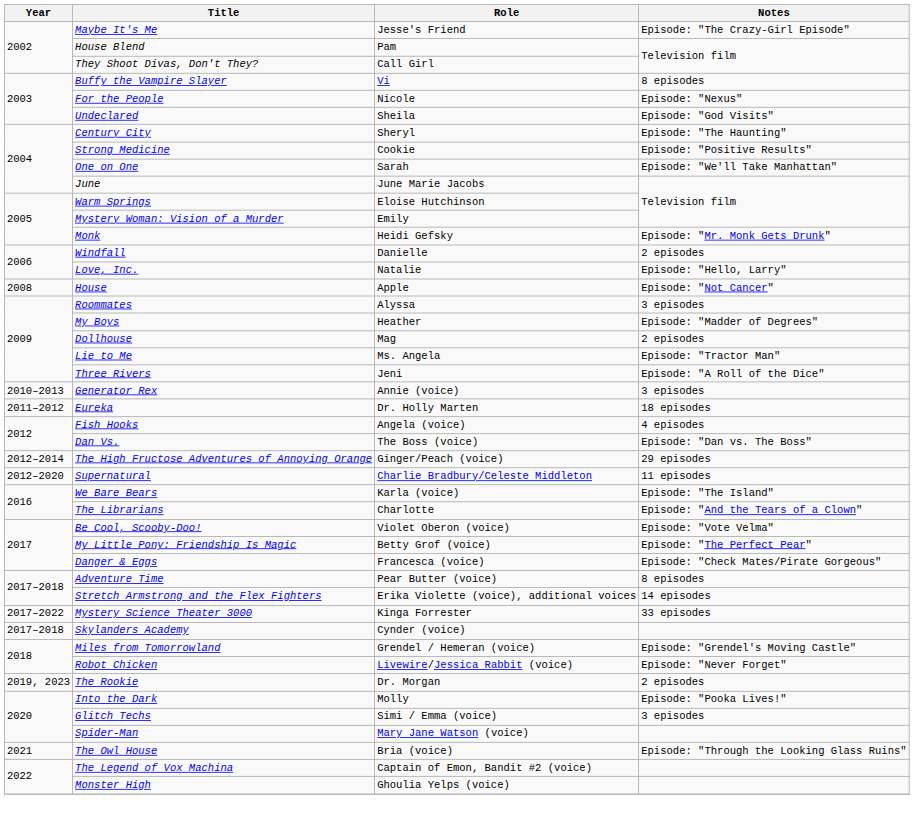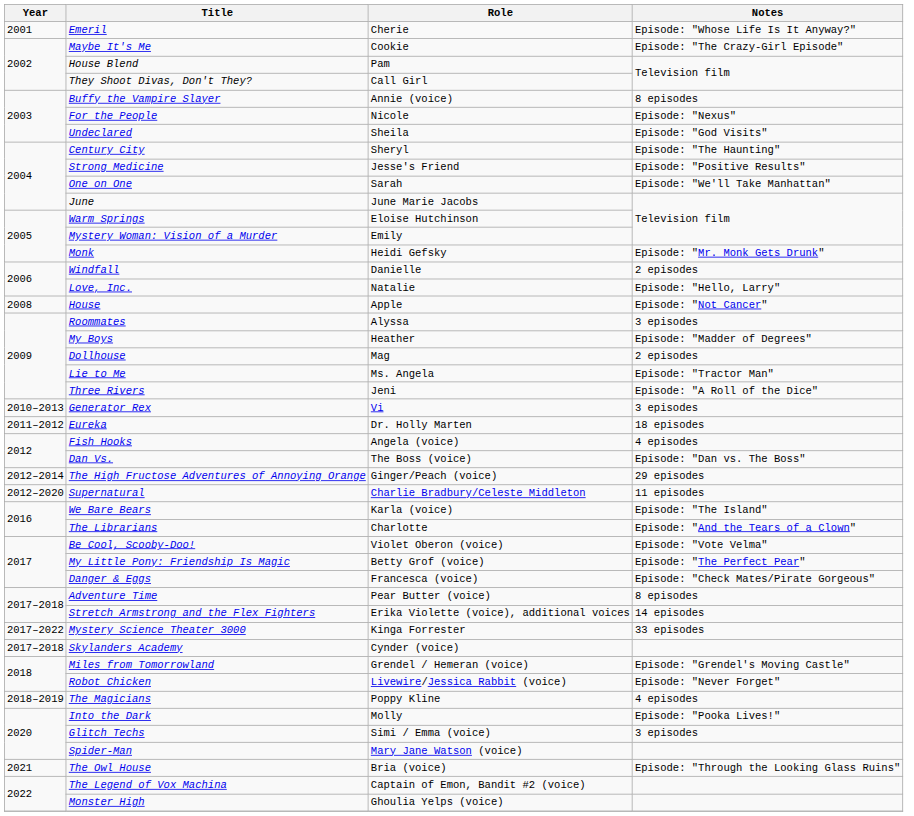+ row: (88, 30)
(421, 30) Jesse's Friend -> (390, 47) Cookie
(383, 82) Vi -> (412, 99) Annie (voice)
(396, 150) Cookie -> (415, 167) Jesse's Friend
(418, 391) Annie (voice) -> (377, 408) Vi
+ row: (110, 699)
- row: (107, 682)
